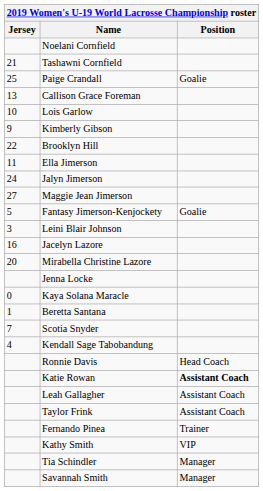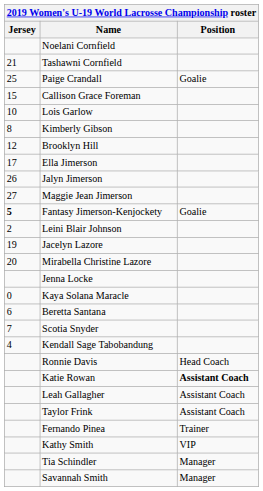(12, 96) 13 -> (12, 96) 15
(9, 129) 9 -> (9, 129) 8
(12, 146) 22 -> (12, 146) 12
(12, 162) 11 -> (12, 162) 17
(12, 179) 24 -> (12, 179) 26
(9, 212) normal -> (9, 212) bold
(9, 229) 3 -> (9, 229) 2
(12, 245) 16 -> (12, 245) 19
(9, 312) 1 -> (9, 312) 6
